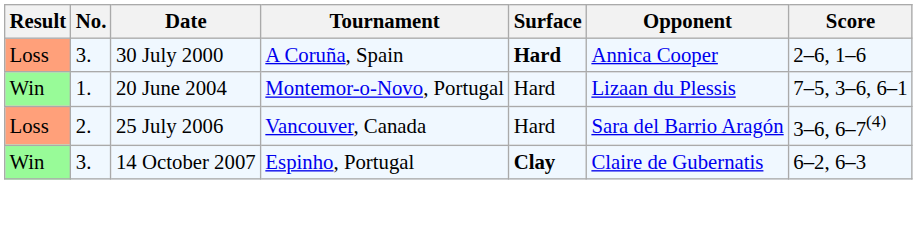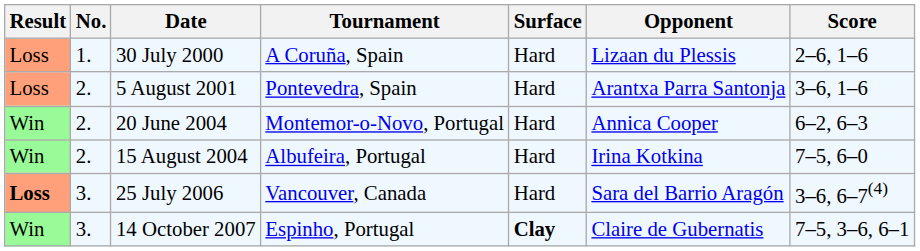(84, 54) 3. -> (84, 54) 1.
(537, 54) bold -> (534, 54) normal
(655, 54) Annica Cooper -> (664, 54) Lizaan du Plessis
+ row: (177, 88)
(84, 88) 1. -> (84, 122) 2.
(664, 88) Lizaan du Plessis -> (655, 122) Annica Cooper
(850, 88) 7–5, 3–6, 6–1 -> (831, 122) 6–2, 6–3
+ row: (182, 155)
(29, 124) normal -> (30, 192) bold
(84, 124) 2. -> (84, 192) 3.
(830, 161) 6–2, 6–3 -> (852, 228) 7–5, 3–6, 6–1
